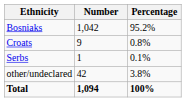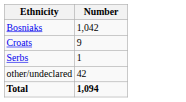- column: (154, 12)
